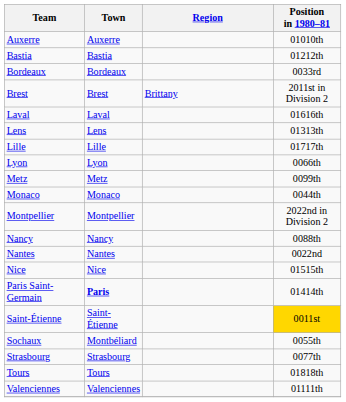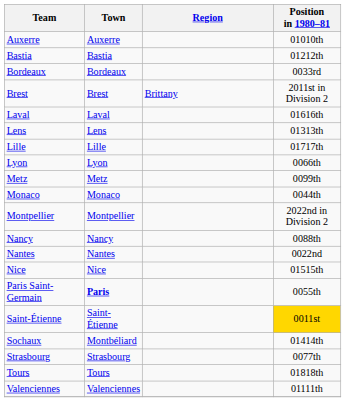(307, 291) 01414th -> (307, 291) 0055th
(307, 340) 0055th -> (307, 340) 01414th
